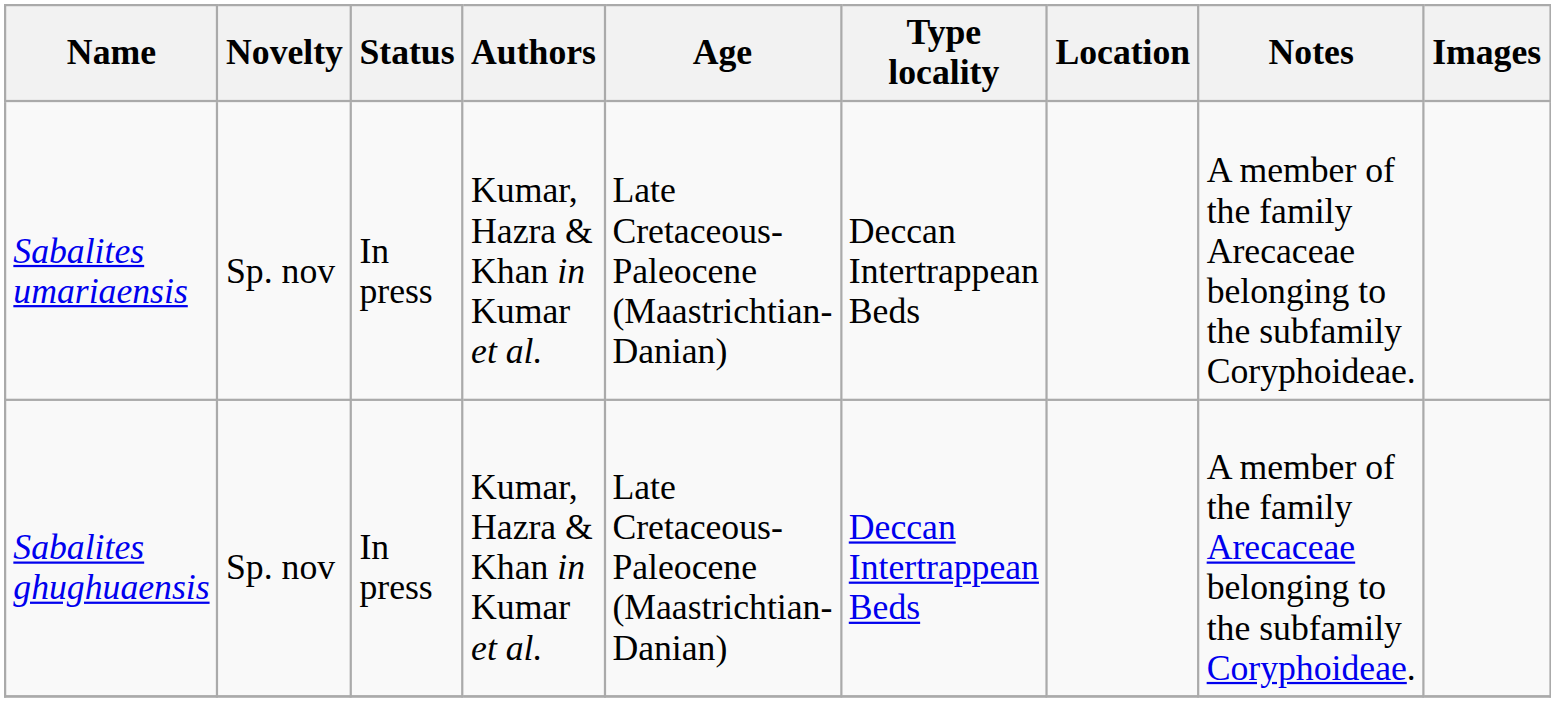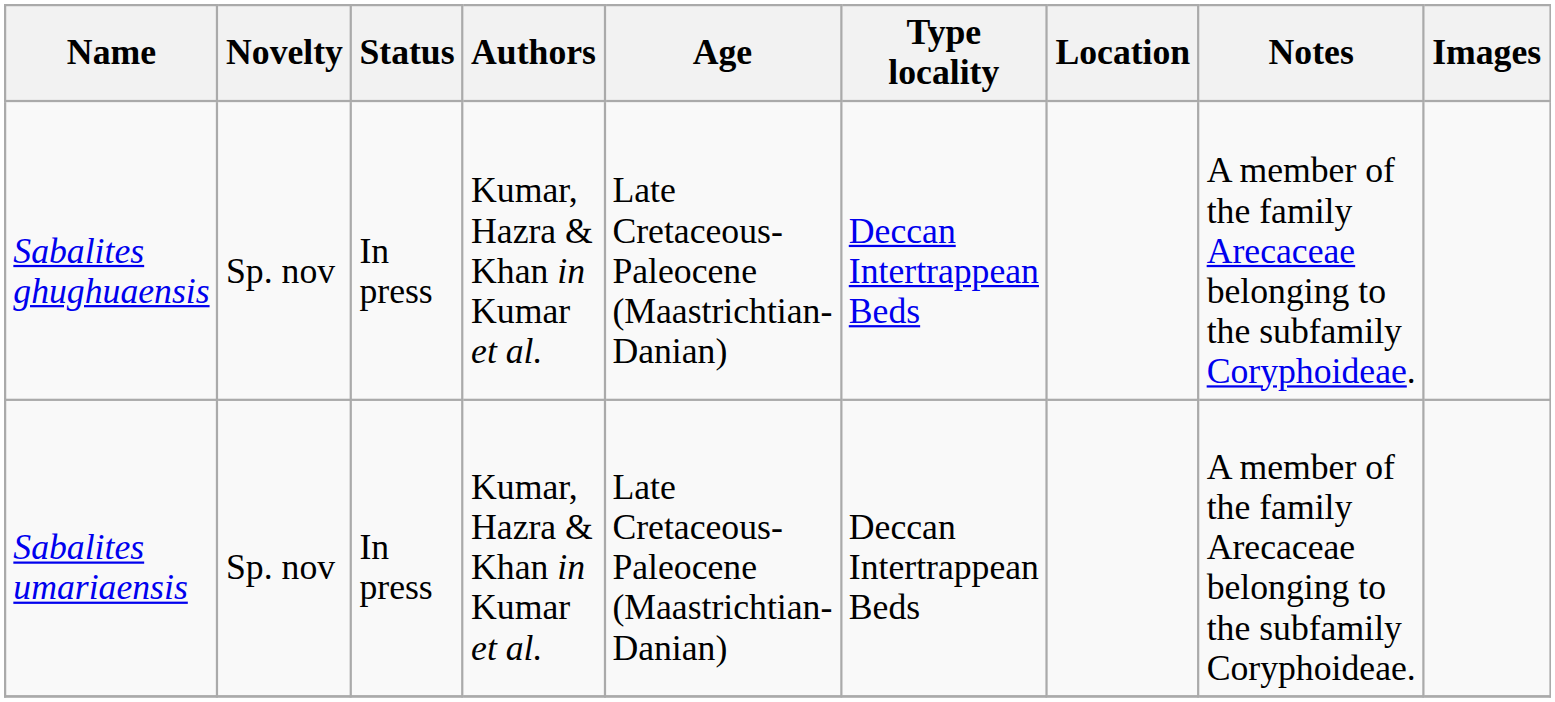rows swapped: (111, 567) <-> (101, 270)
